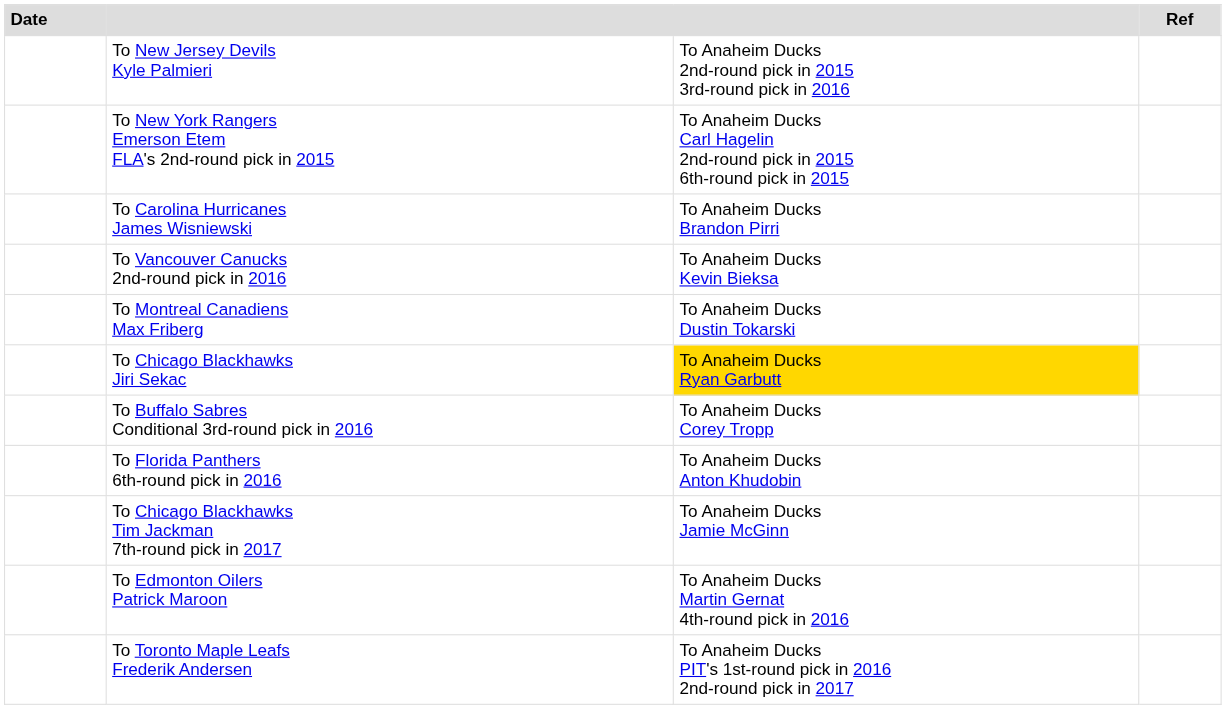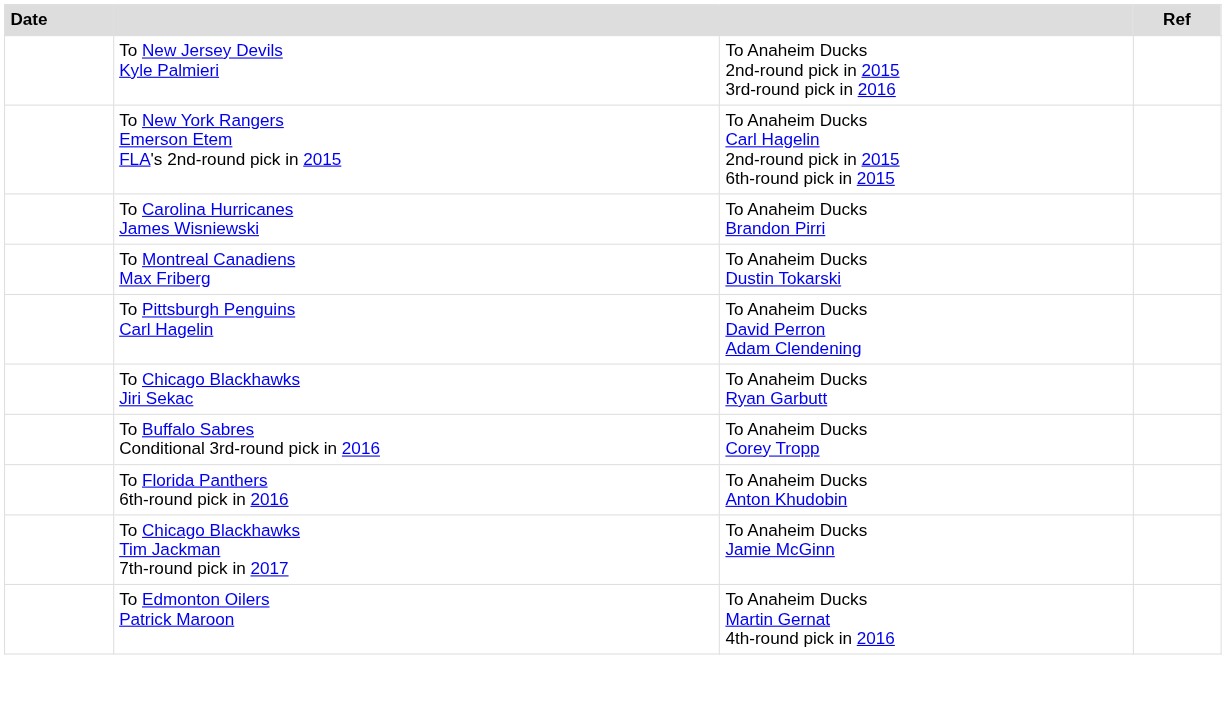- row: (200, 269)
+ row: (207, 319)
(750, 369) gold background -> (796, 389) no background
- row: (201, 659)
